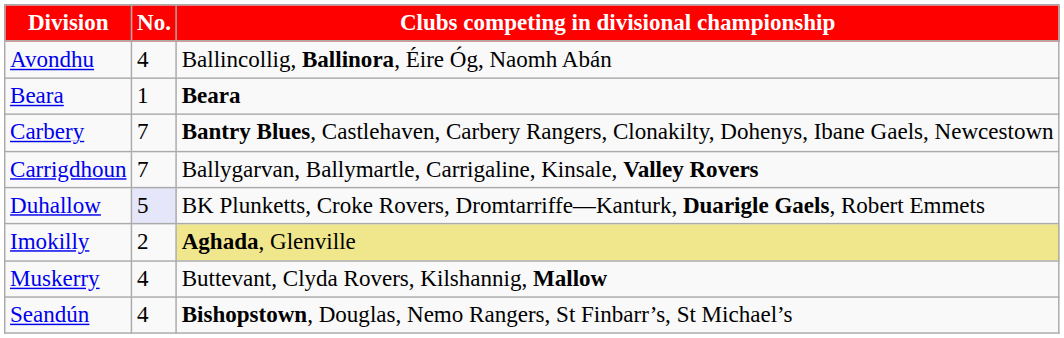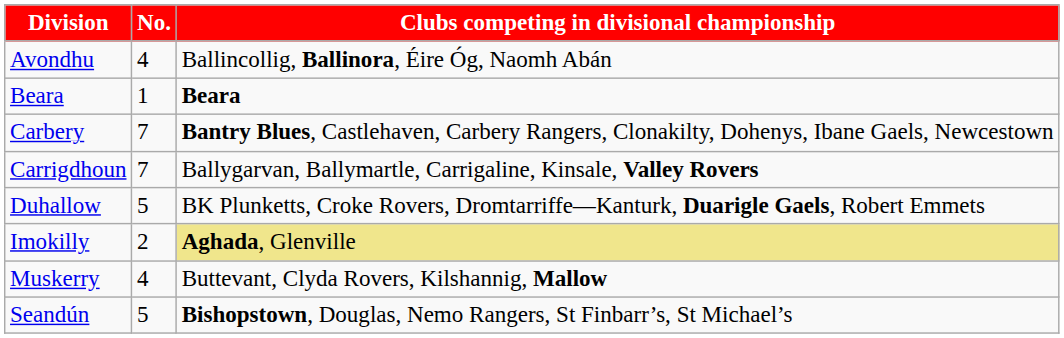(143, 205) lavender background -> (143, 205) no background
(143, 315) 4 -> (143, 315) 5
